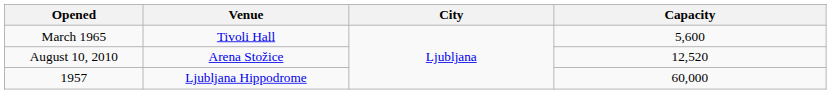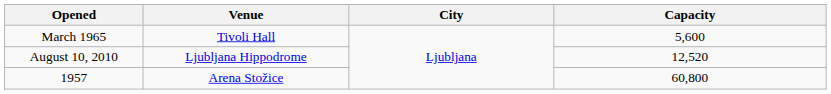(246, 57) Arena Stožice -> (246, 57) Ljubljana Hippodrome
(246, 78) Ljubljana Hippodrome -> (246, 78) Arena Stožice
(690, 78) 60,000 -> (690, 78) 60,800
